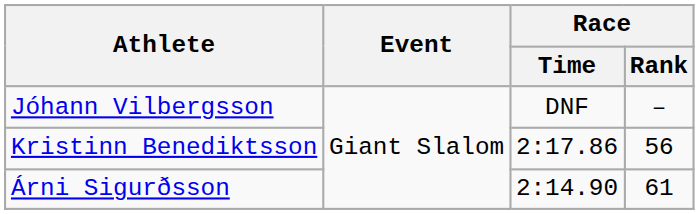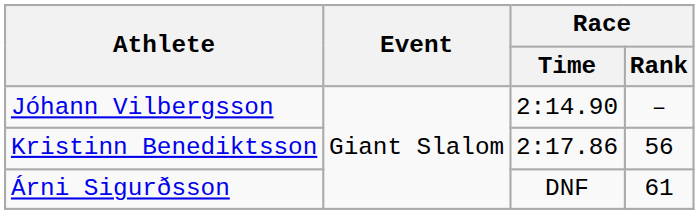(567, 107) DNF -> (567, 107) 2:14.90
(567, 189) 2:14.90 -> (567, 189) DNF
